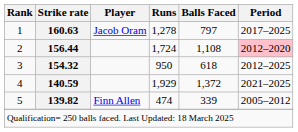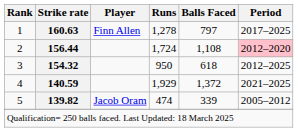(120, 30) Jacob Oram -> (117, 30) Finn Allen
(117, 100) Finn Allen -> (120, 100) Jacob Oram
